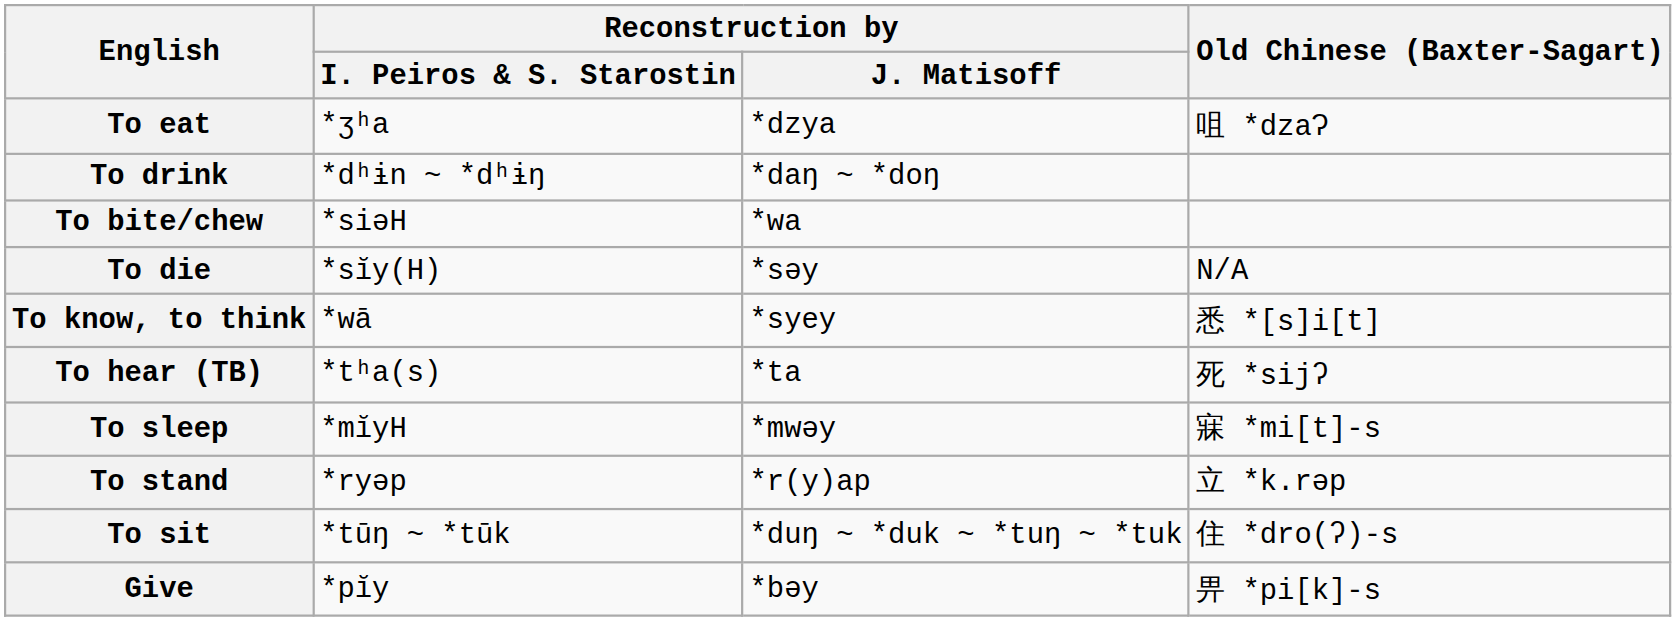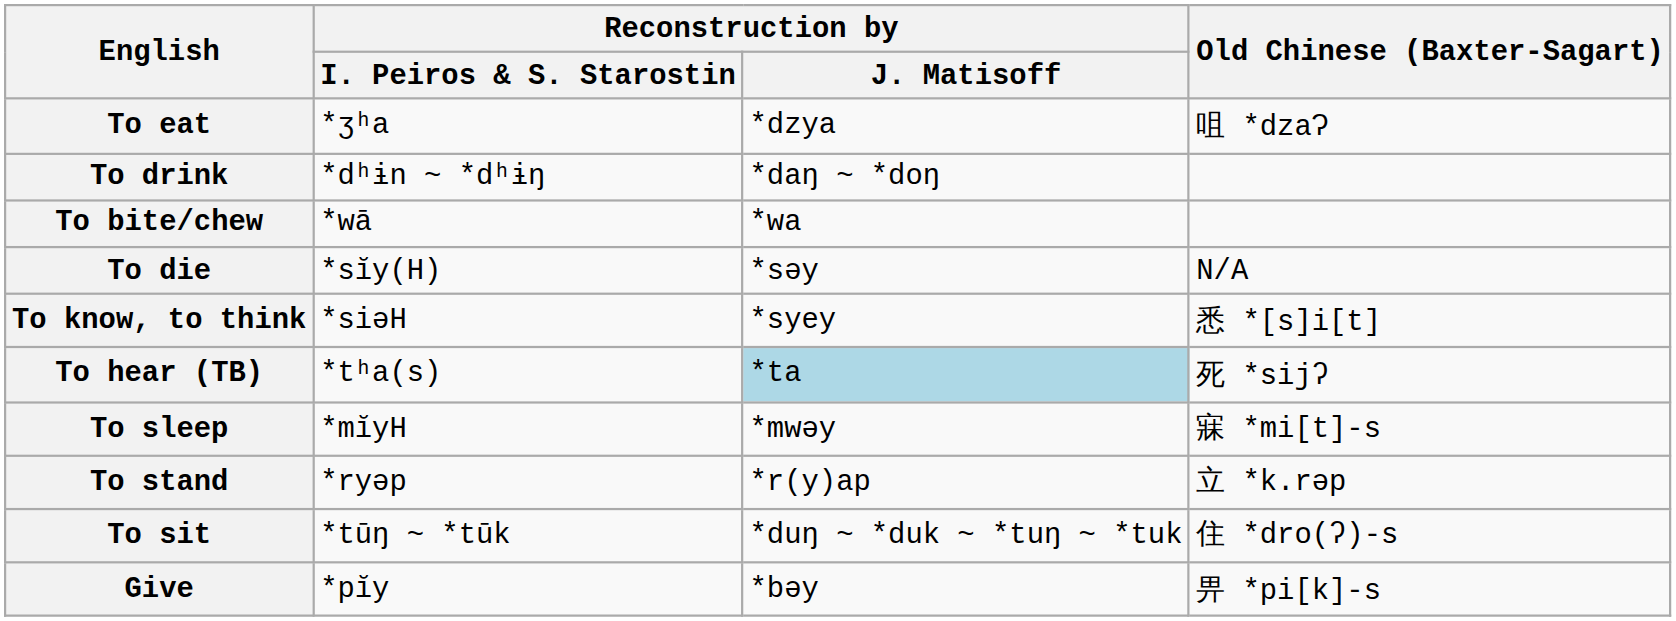(363, 223) *siǝH -> (346, 223) *wā
(346, 321) *wā -> (363, 321) *siǝH
(776, 375) no background -> (776, 375) lightblue background
